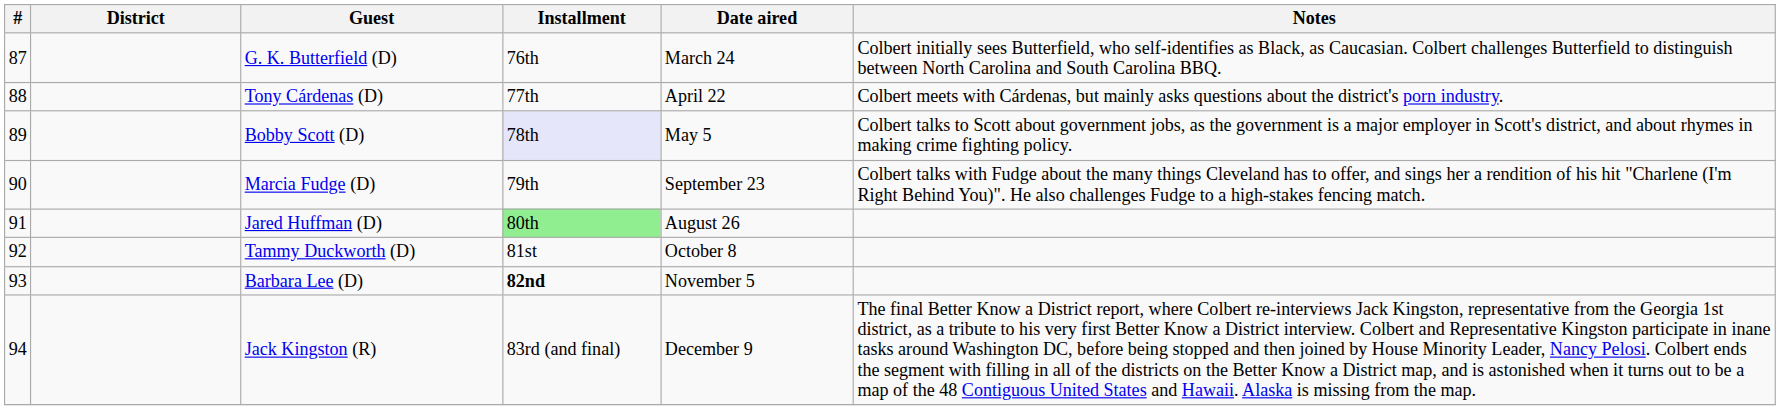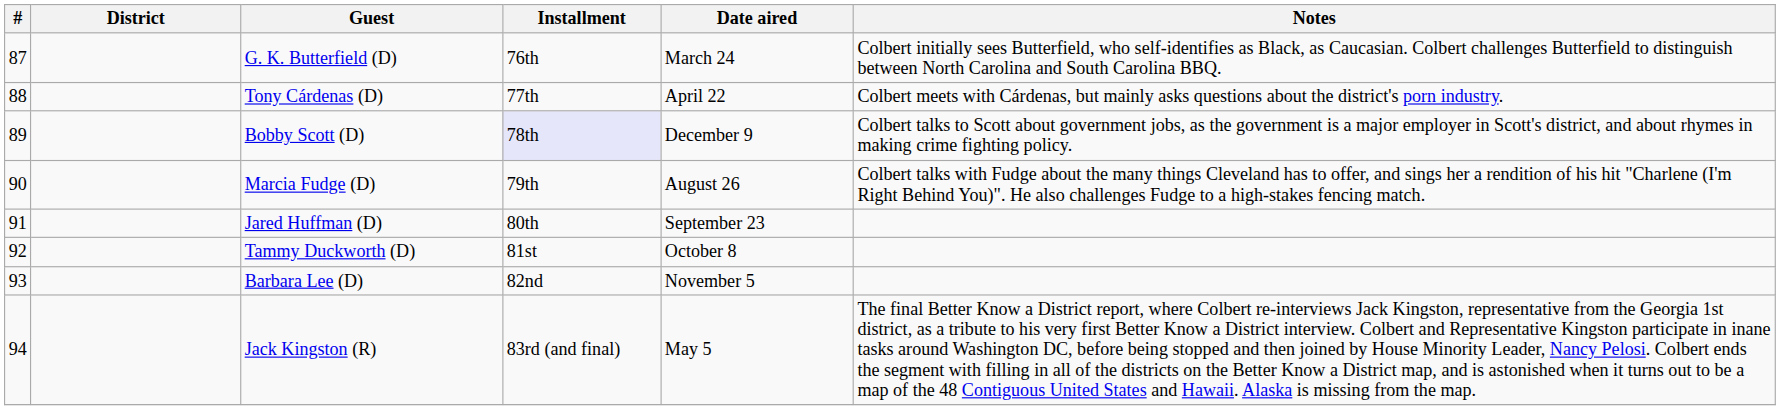(688, 135) May 5 -> (709, 135) December 9
(715, 184) September 23 -> (702, 184) August 26
(523, 223) lightgreen background -> (523, 223) no background
(702, 223) August 26 -> (715, 223) September 23
(526, 280) bold -> (525, 280) normal
(709, 349) December 9 -> (688, 349) May 5
